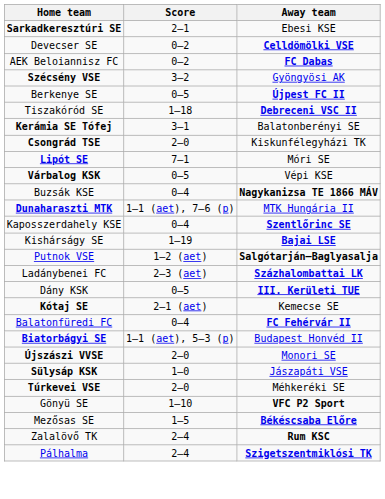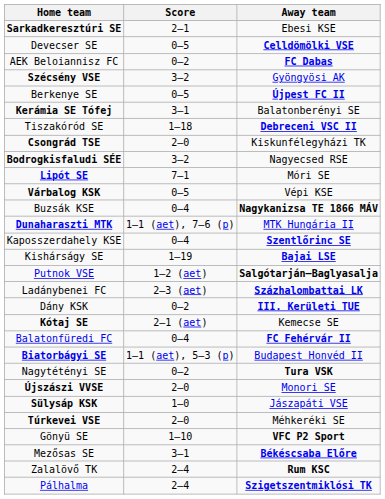(180, 45) 0–2 -> (180, 45) 0–5
rows swapped: (64, 110) <-> (64, 127)
+ row: (64, 159)
(180, 290) 0–5 -> (180, 306) 0–2
+ row: (64, 371)
(180, 420) 1–5 -> (180, 453) 3–1
